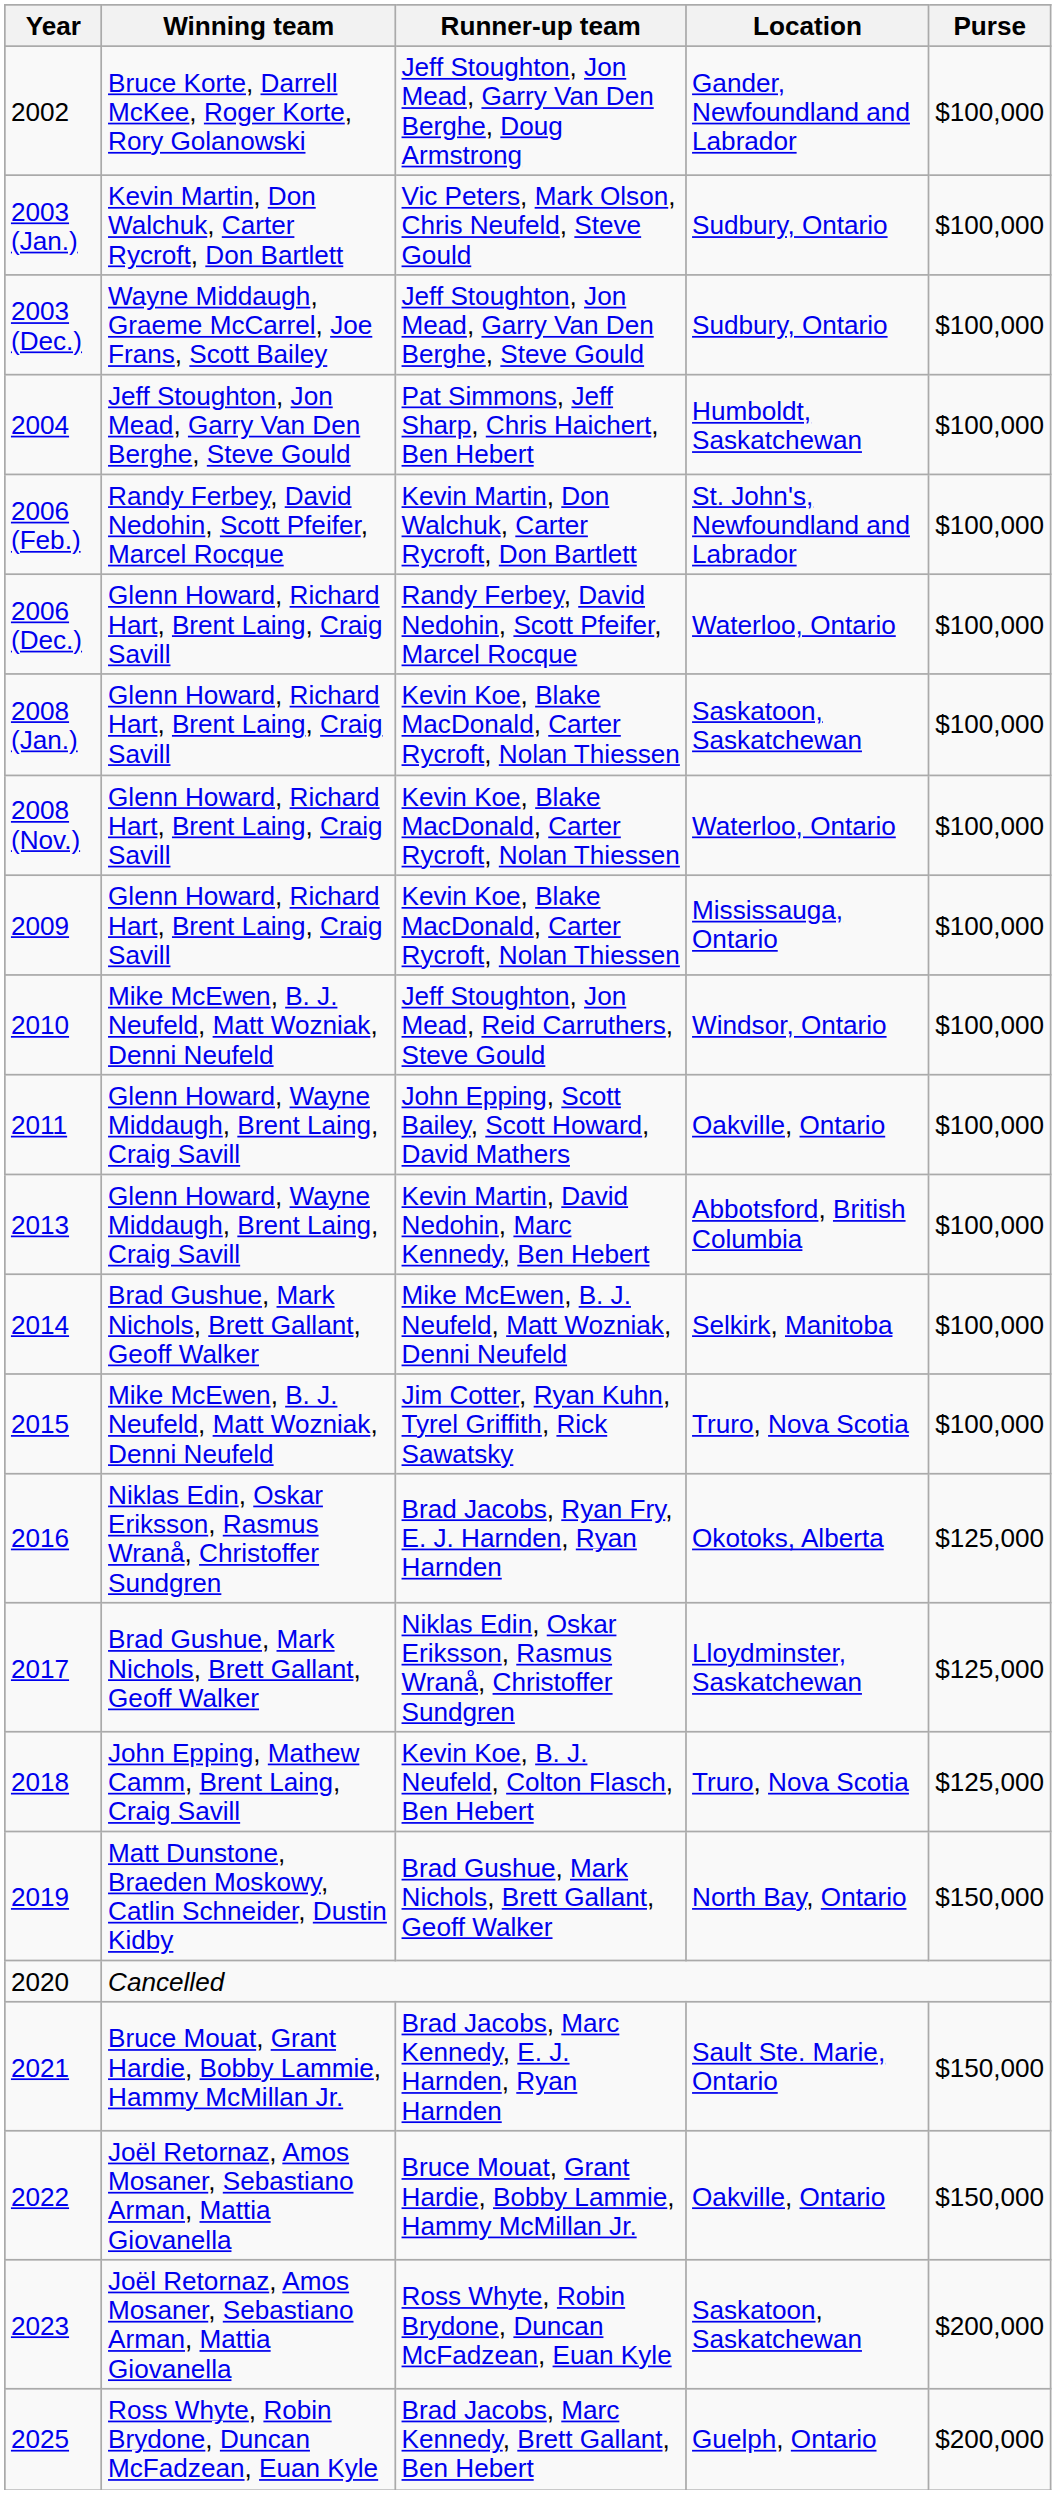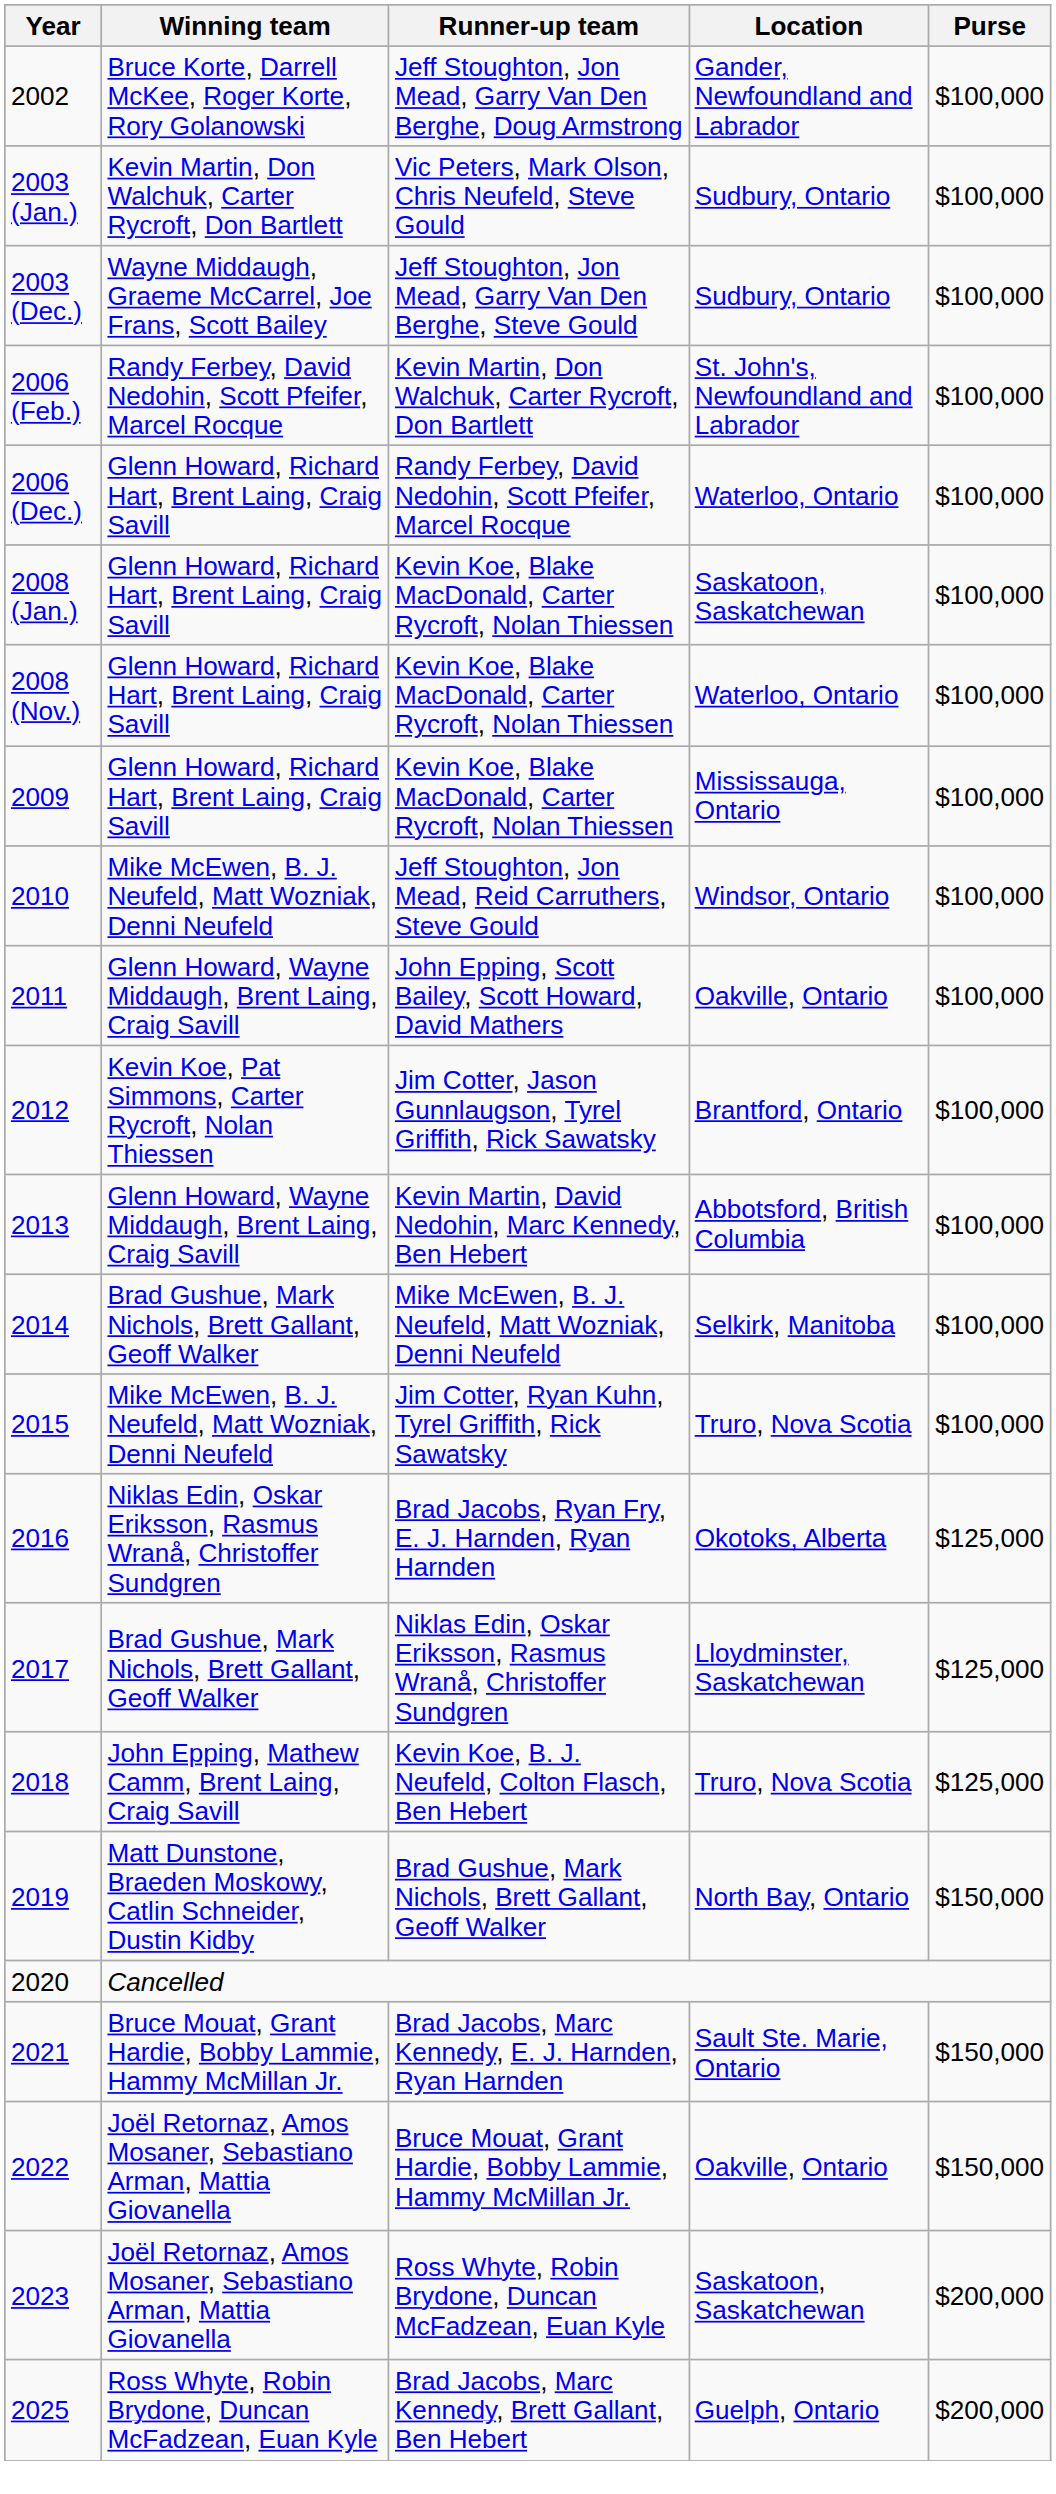- row: (40, 425)
+ row: (40, 1110)
